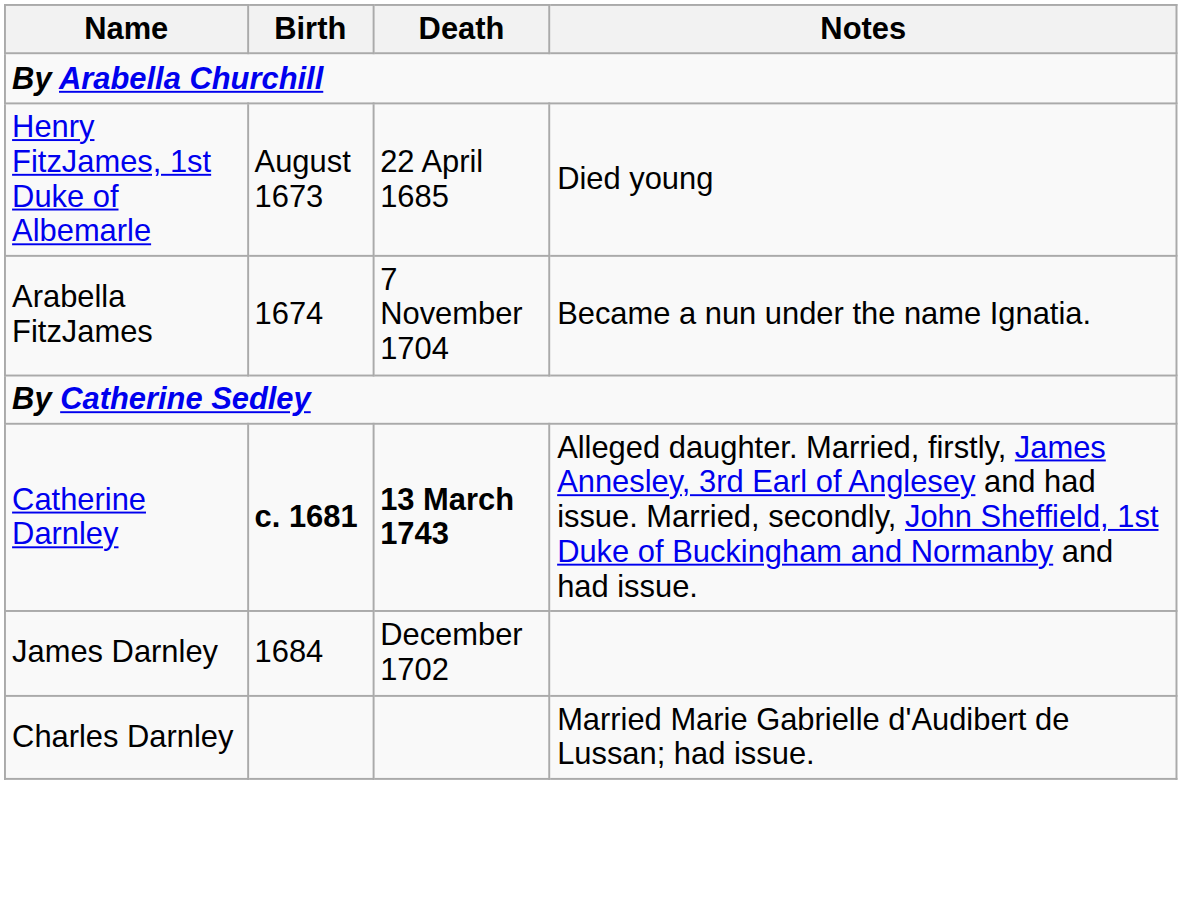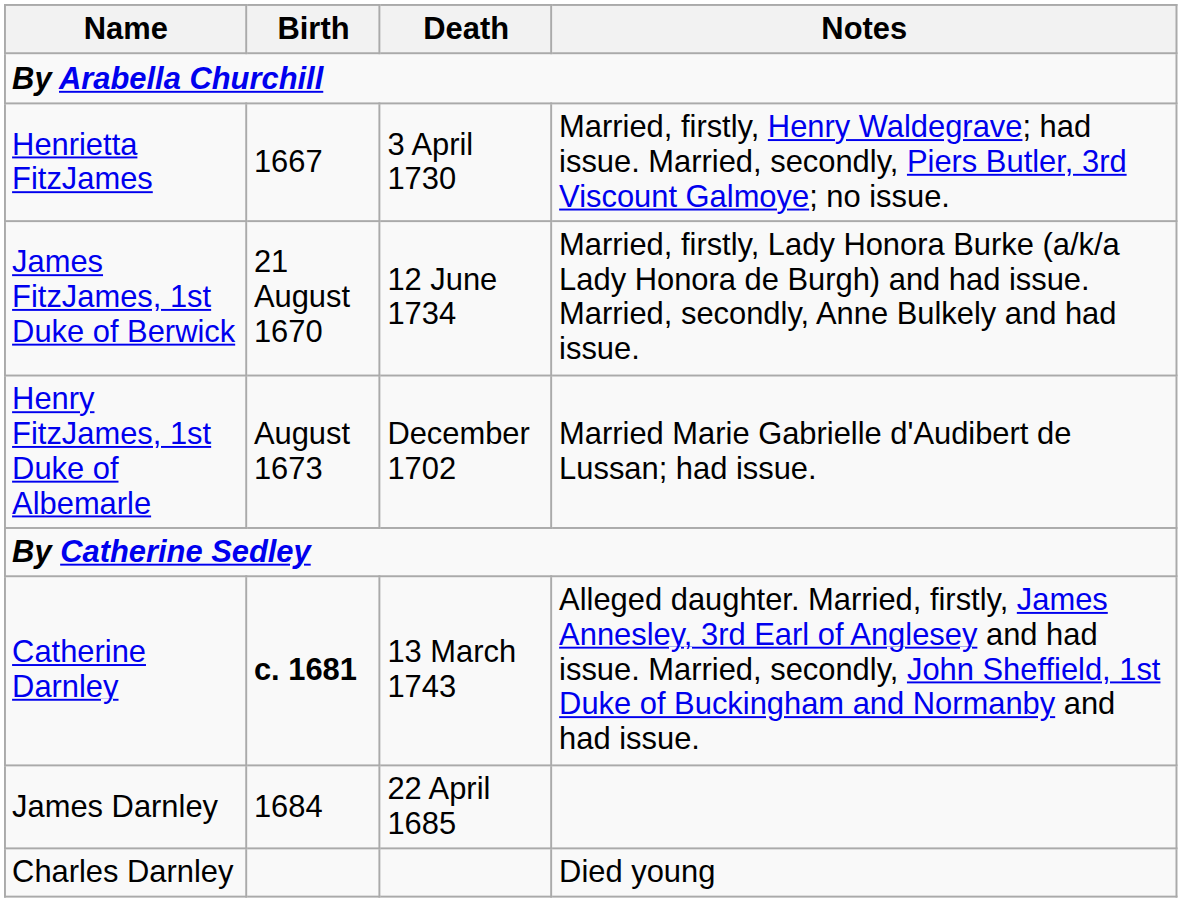+ row: (82, 161)
+ row: (124, 297)
(432, 179) 22 April 1685 -> (459, 450) December 1702
(635, 179) Died young -> (815, 450) Married Marie Gabrielle d'Audibert de Lussan; had issue.
- row: (82, 314)
(447, 517) bold -> (452, 670) normal
(451, 652) December 1702 -> (439, 806) 22 April 1685
(813, 736) Married Marie Gabrielle d'Audibert de Lussan; had issue. -> (637, 872) Died young
